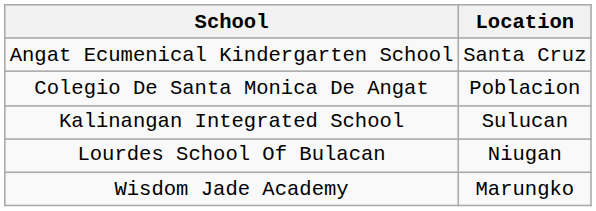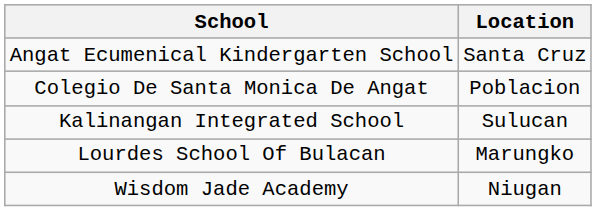(525, 155) Niugan -> (525, 155) Marungko
(525, 189) Marungko -> (525, 189) Niugan
